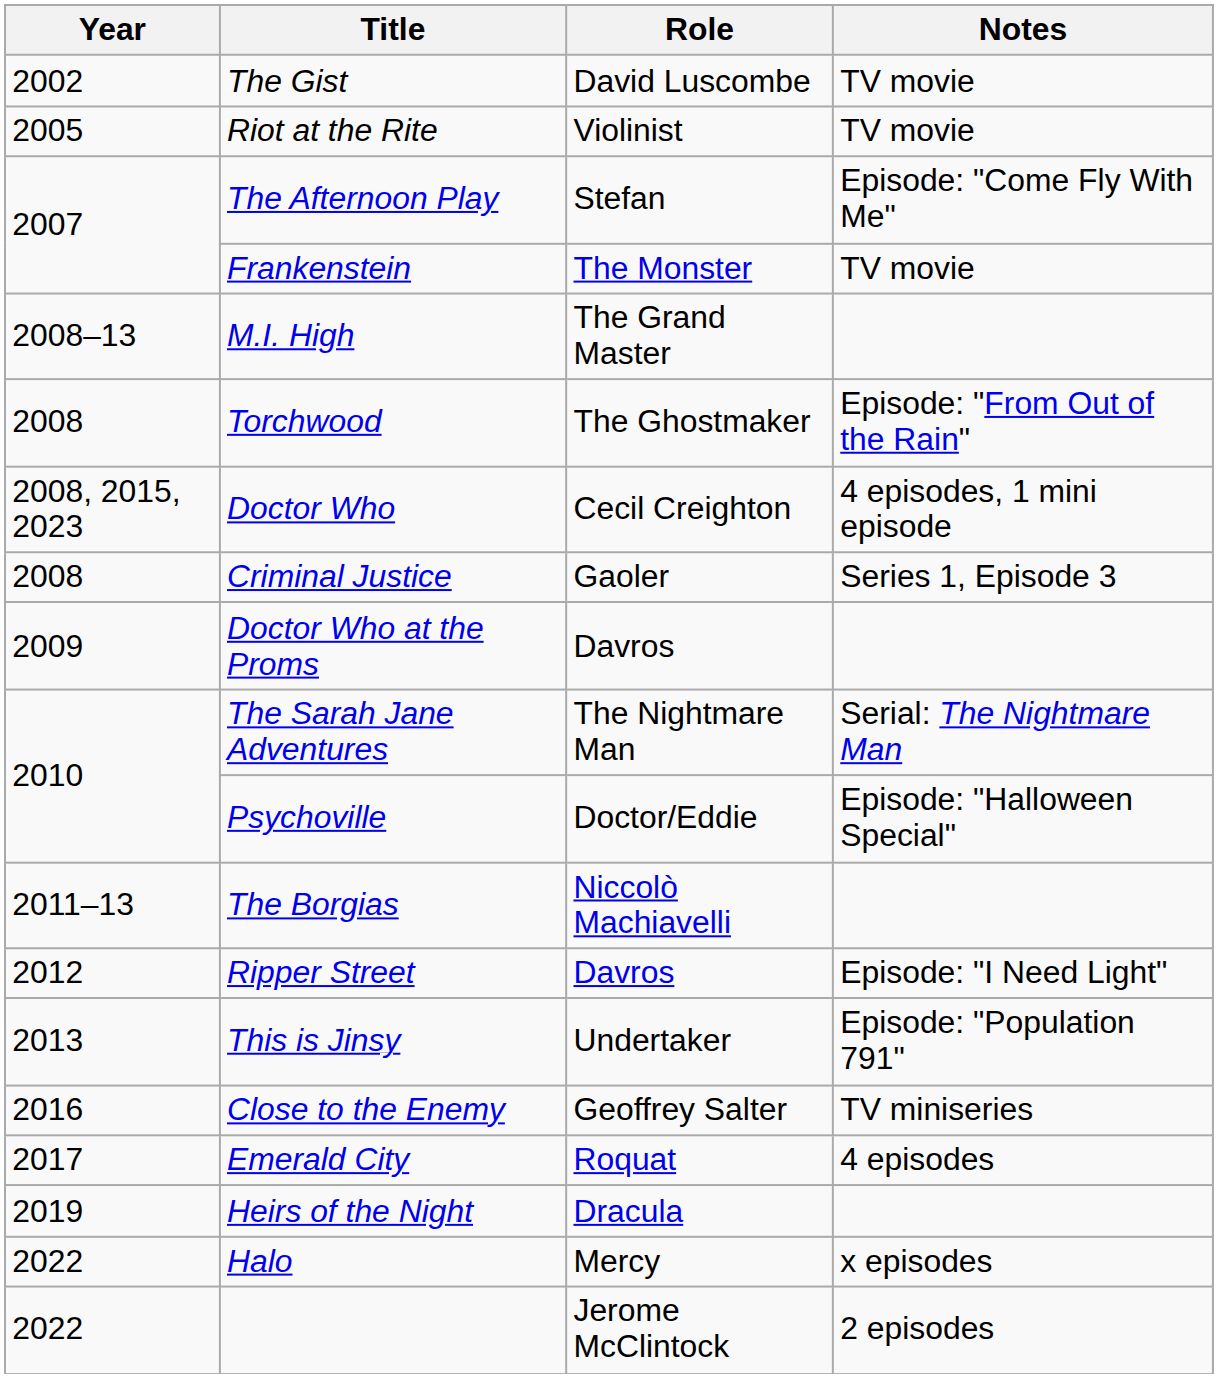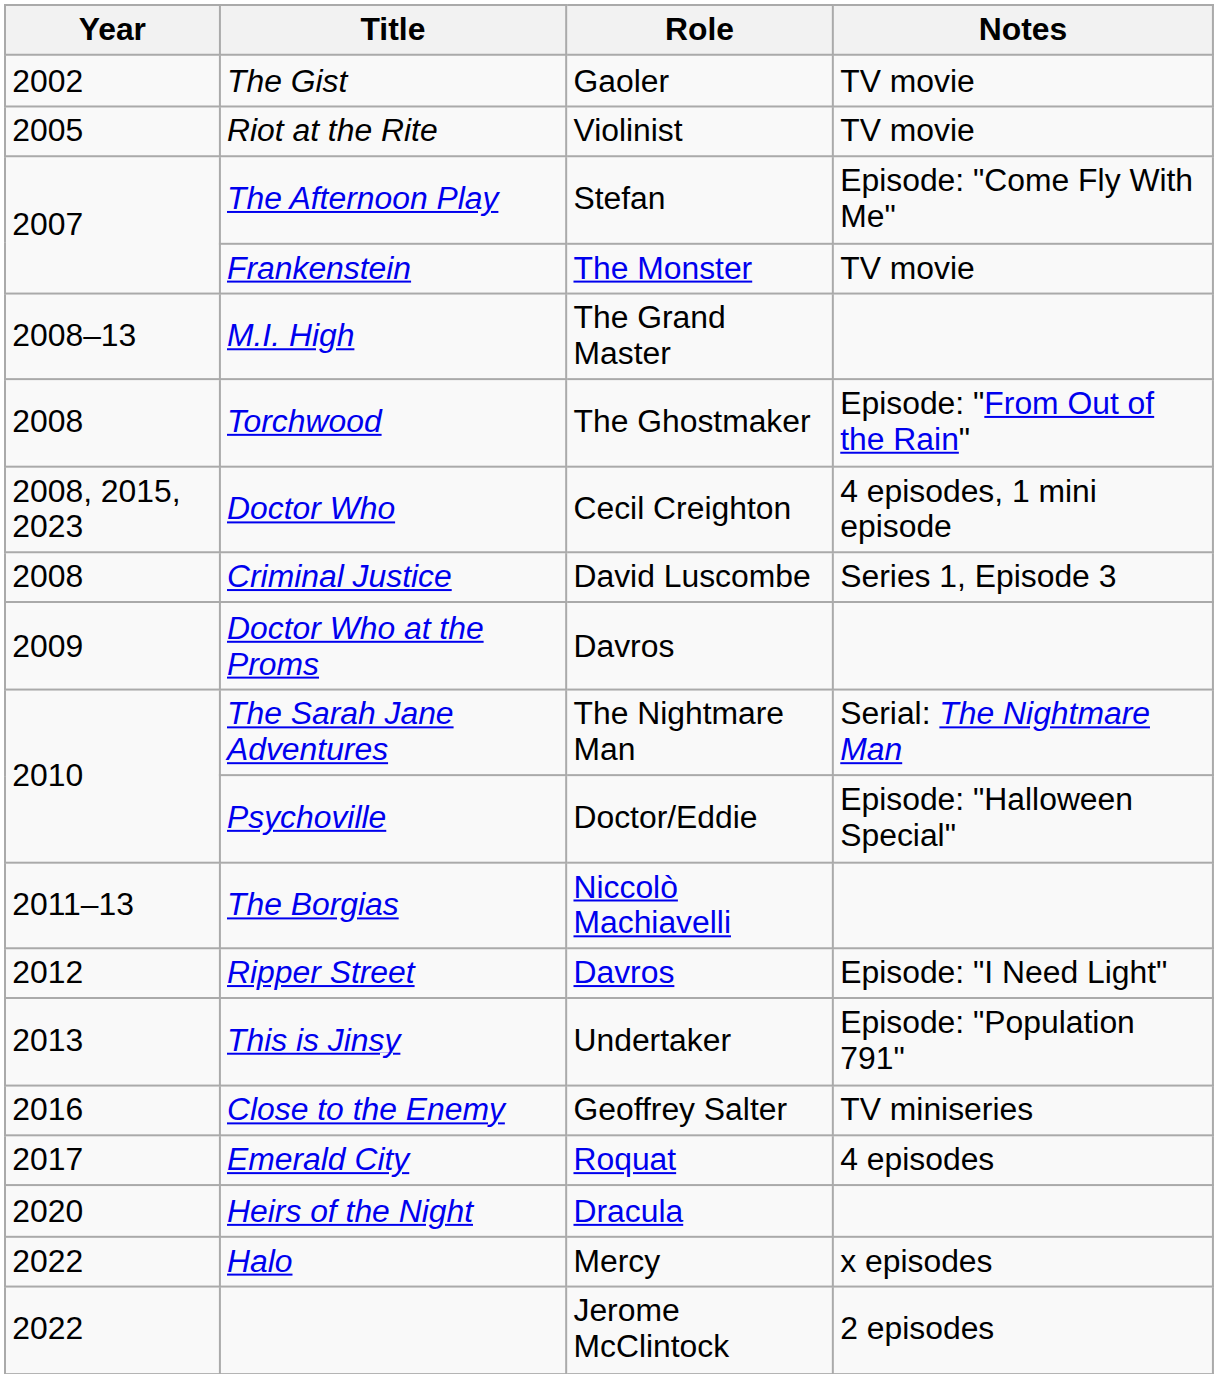(692, 80) David Luscombe -> (621, 80) Gaoler
(621, 576) Gaoler -> (692, 576) David Luscombe
(48, 1210) 2019 -> (48, 1210) 2020
